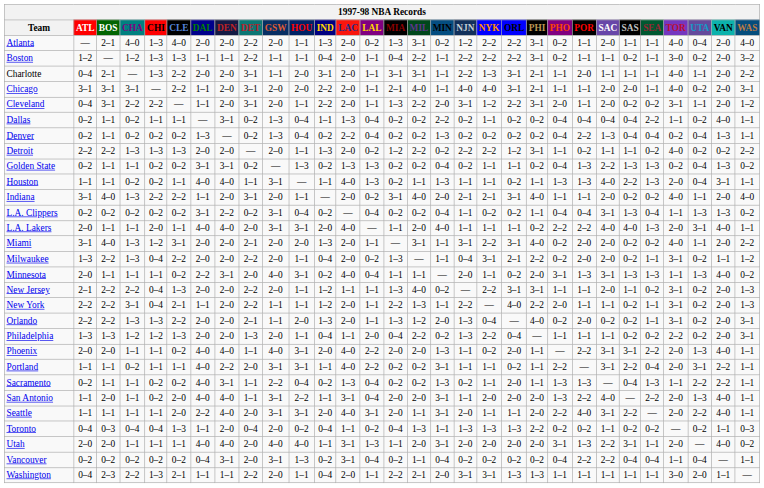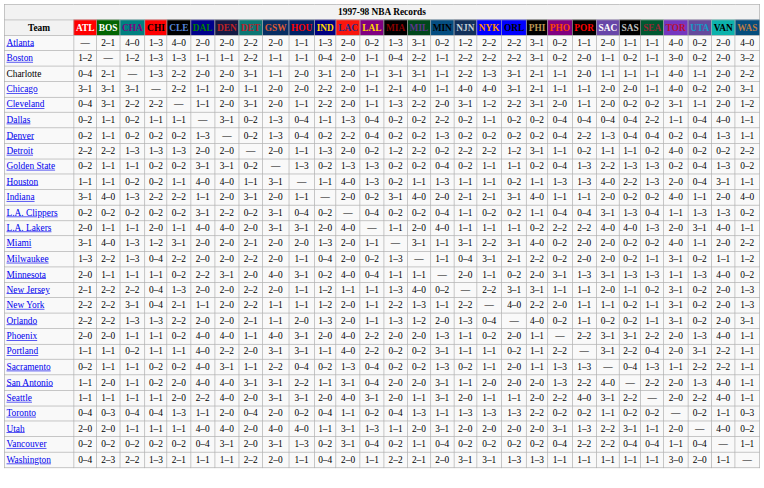(700, 43) 0–4 -> (700, 43) 0–2
(584, 58) 1–1 -> (584, 58) 2–0
(251, 89) 3–1 -> (251, 89) 1–1
(700, 120) 0–2 -> (700, 120) 0–4
(584, 321) 2–0 -> (584, 321) 1–1
- row: (30, 336)
(251, 398) 1–1 -> (251, 383) 3–1
